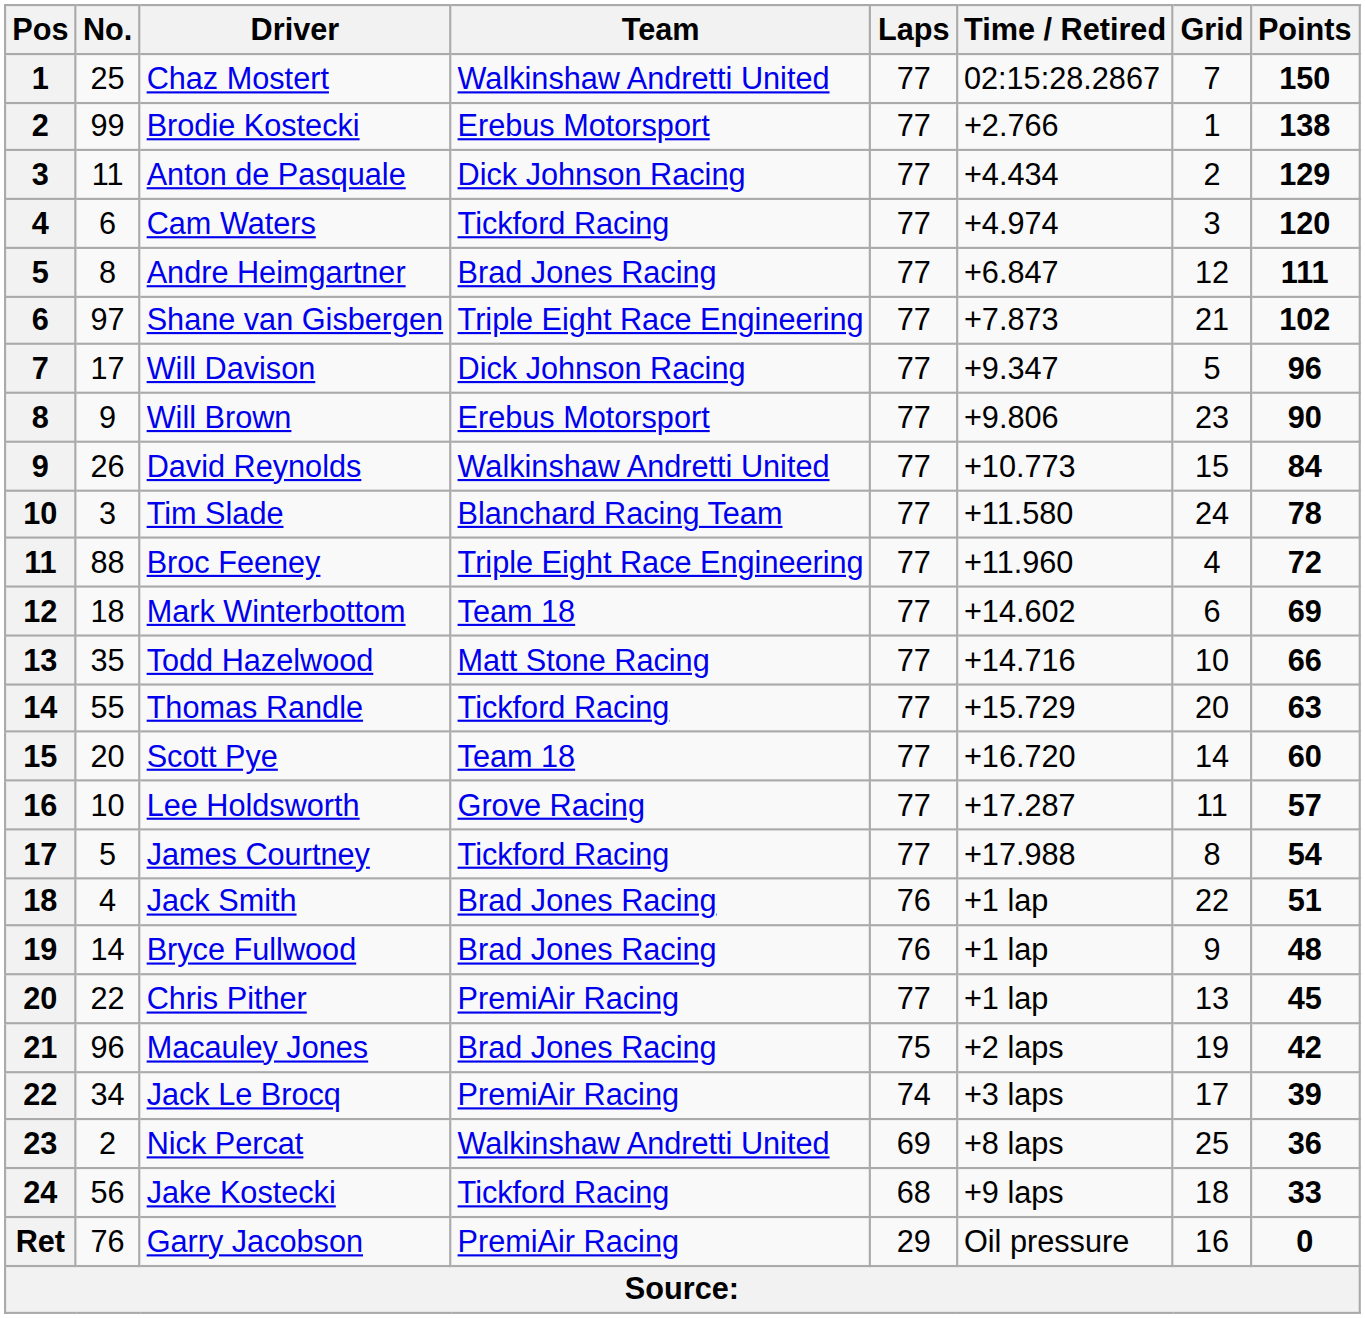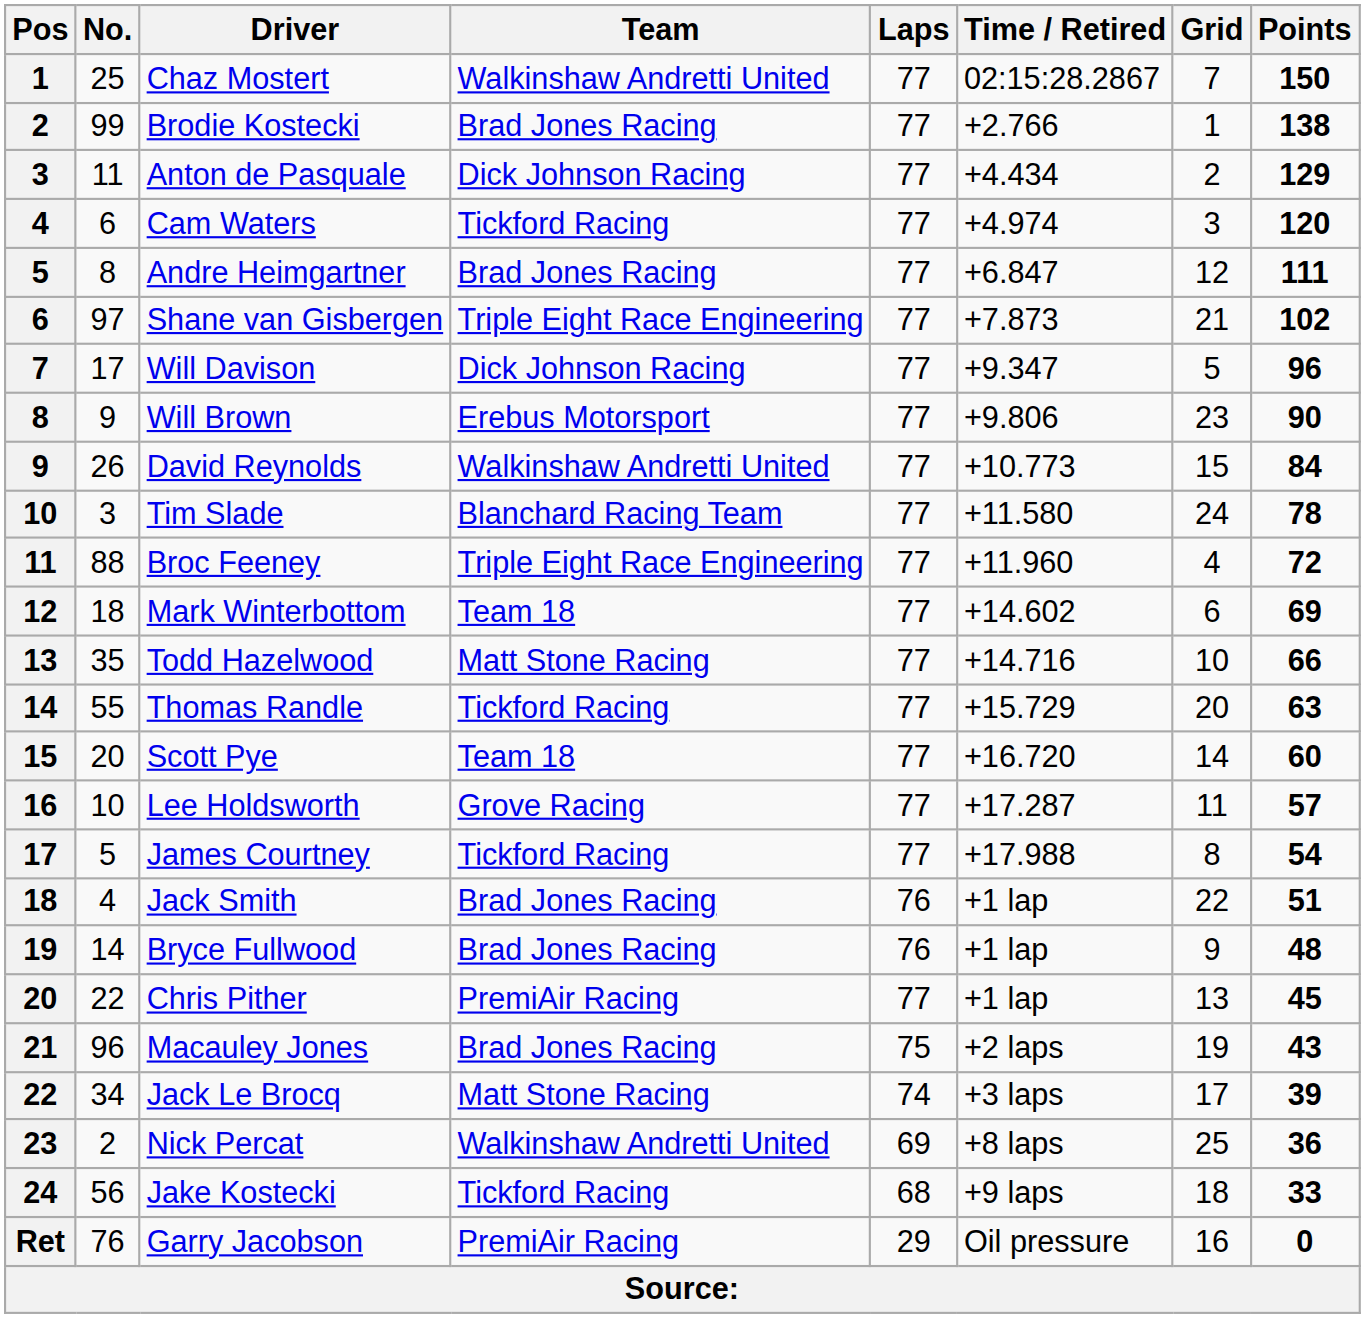(584, 127) Erebus Motorsport -> (587, 127) Brad Jones Racing
(1305, 1047) 42 -> (1305, 1047) 43
(568, 1096) PremiAir Racing -> (584, 1096) Matt Stone Racing
